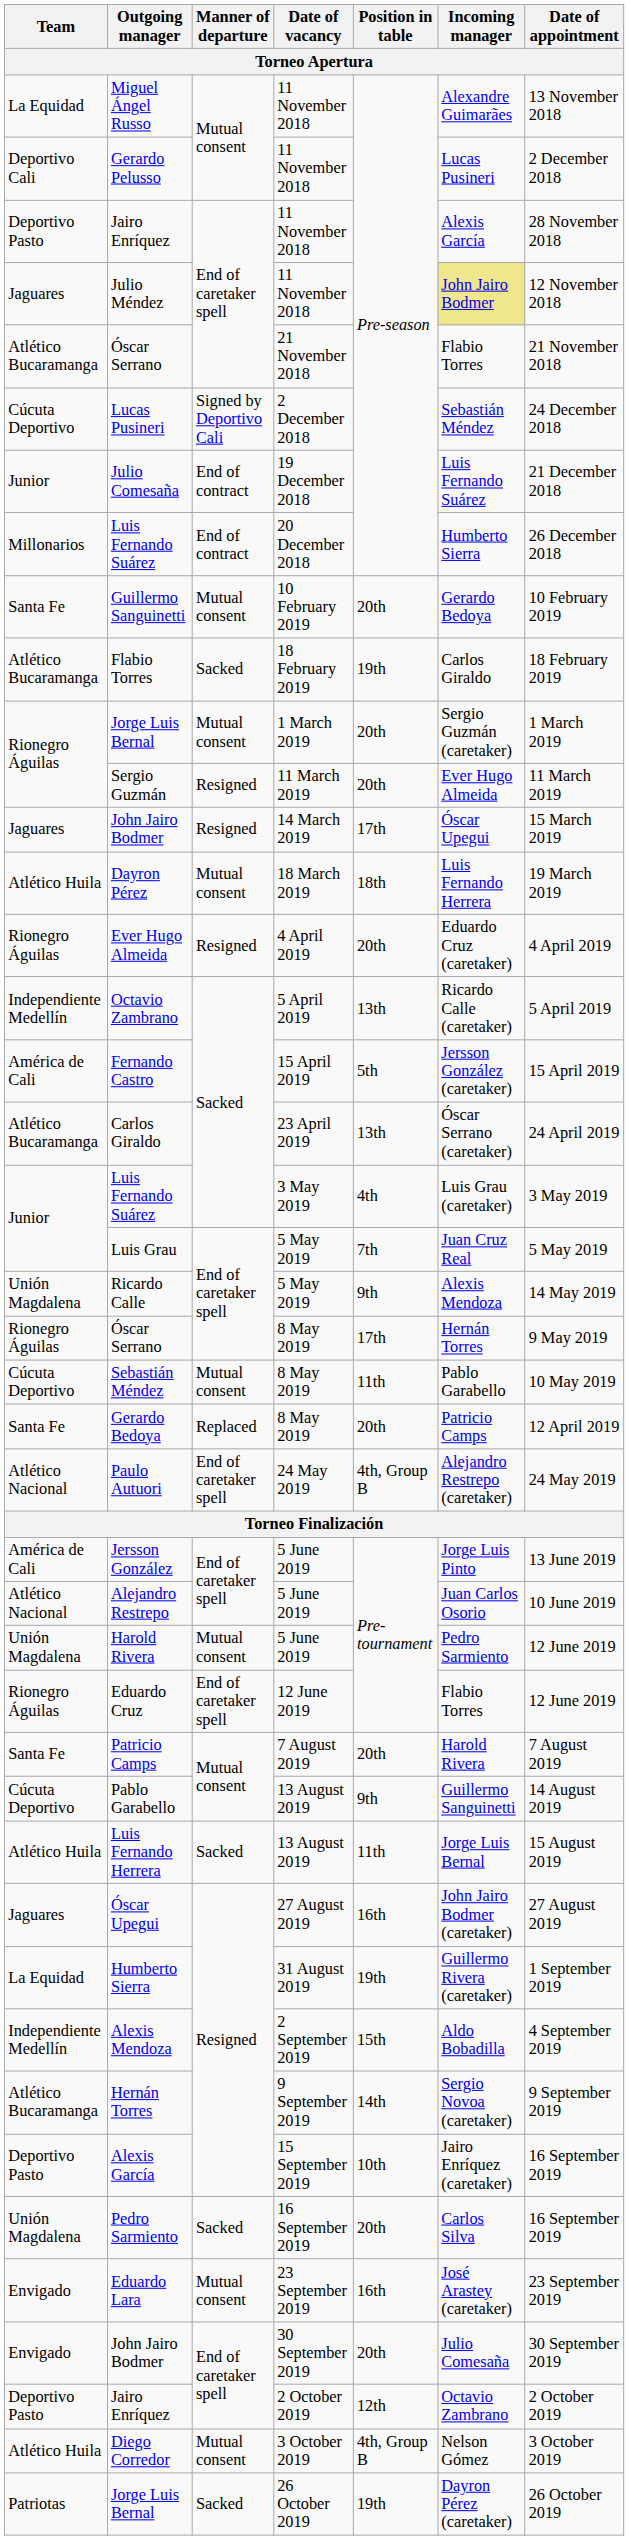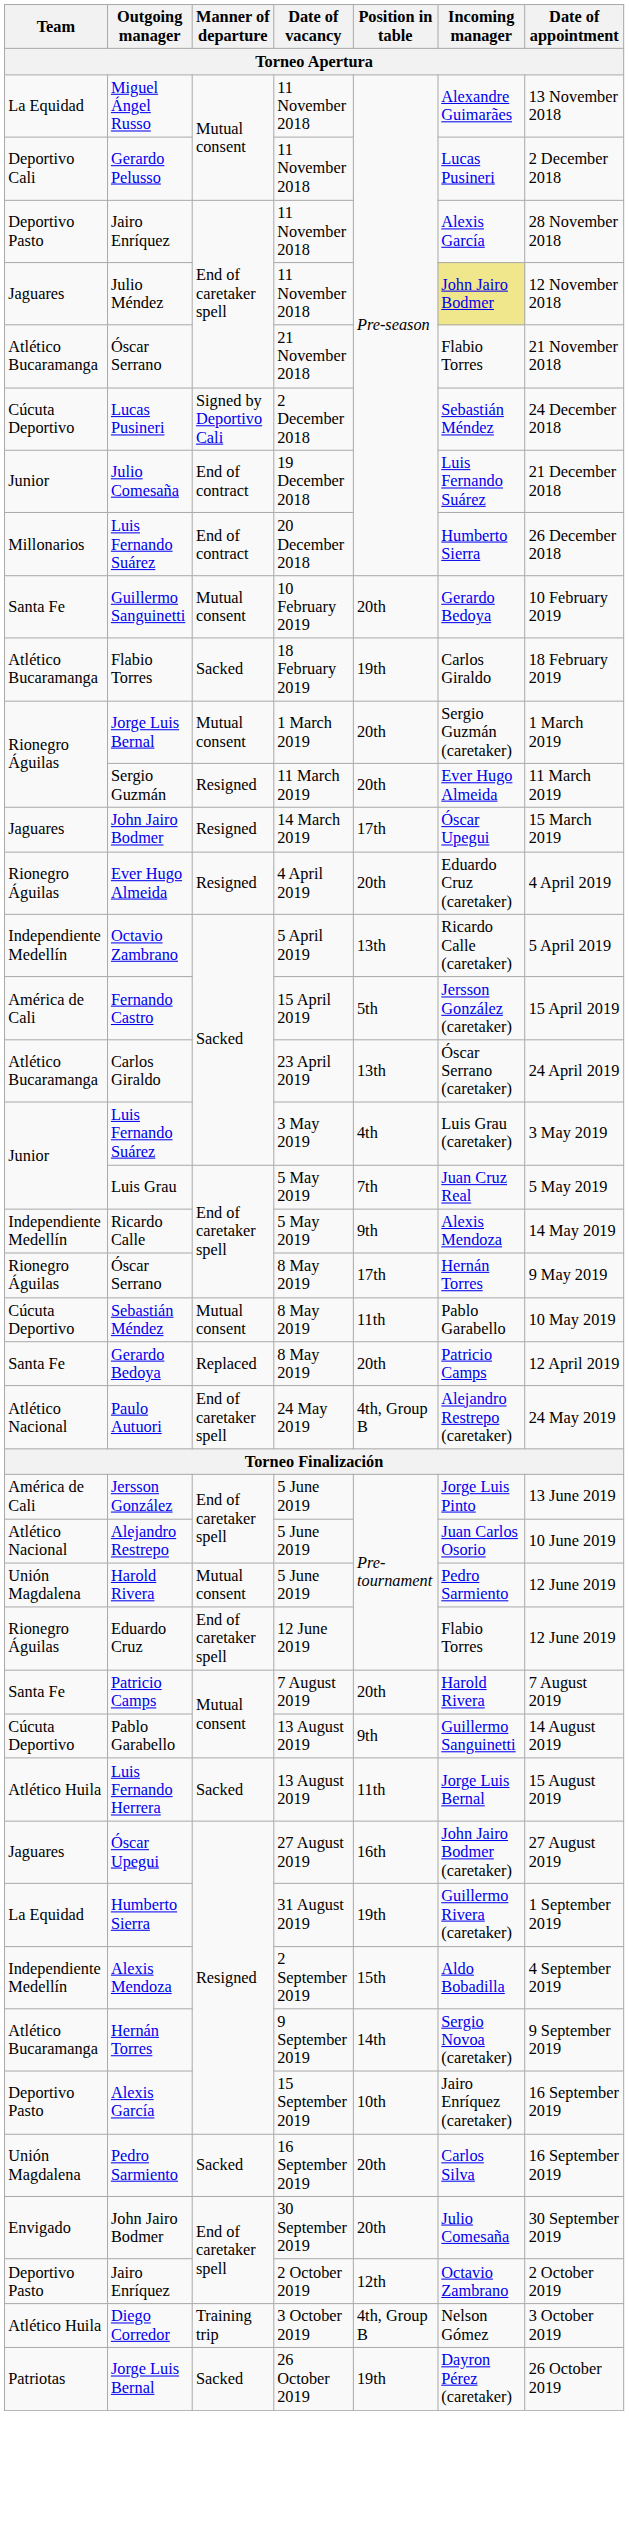- row: (135, 883)
(45, 1293) Unión Magdalena -> (54, 1231) Independiente Medellín
- row: (139, 2290)
(221, 2450) Mutual consent -> (224, 2325) Training trip
